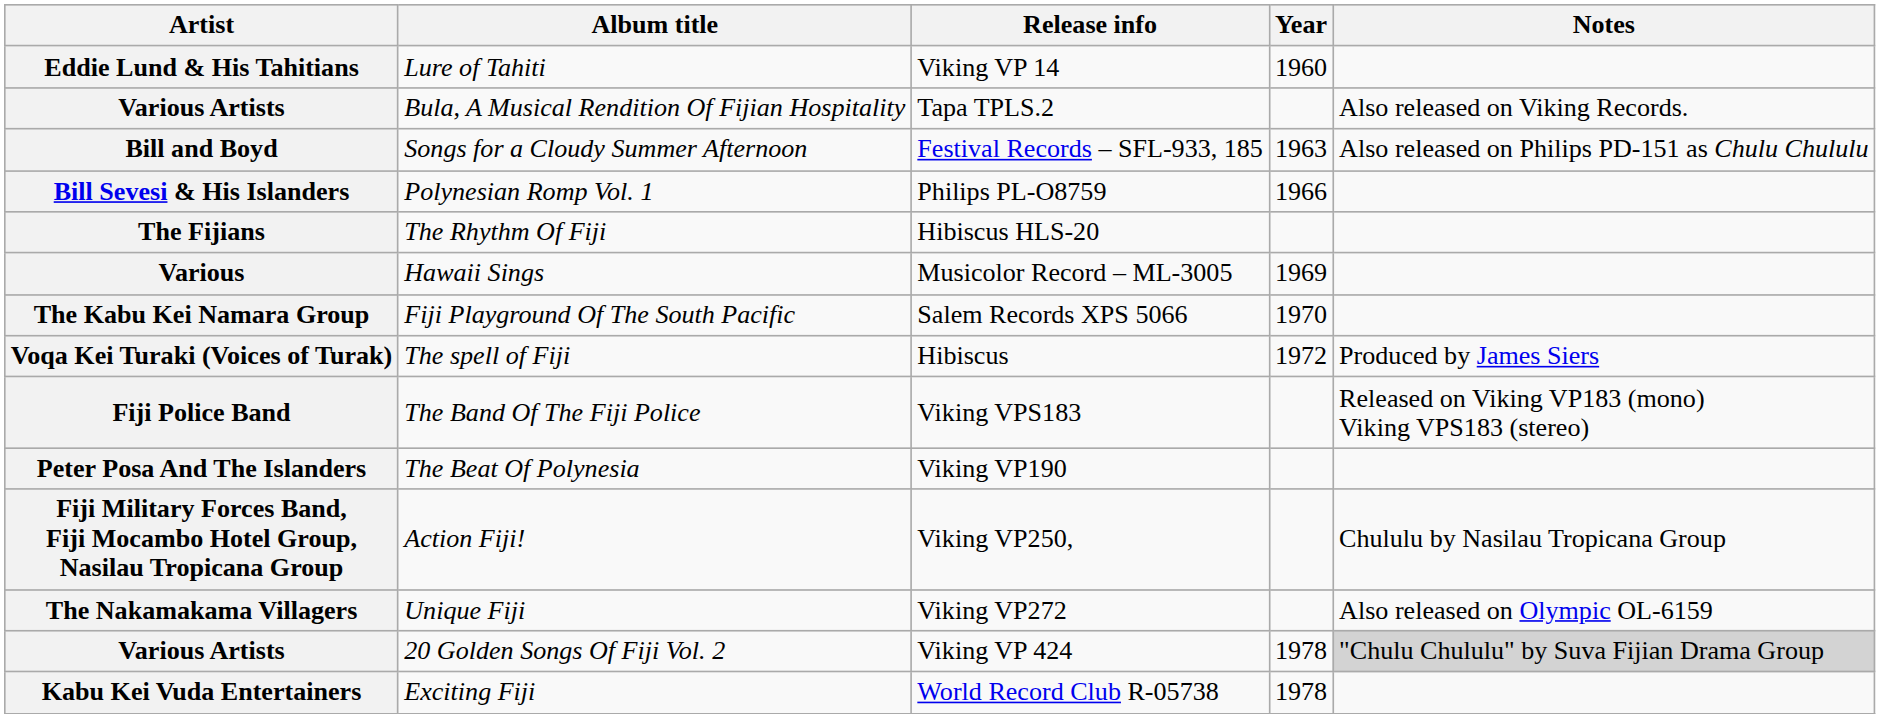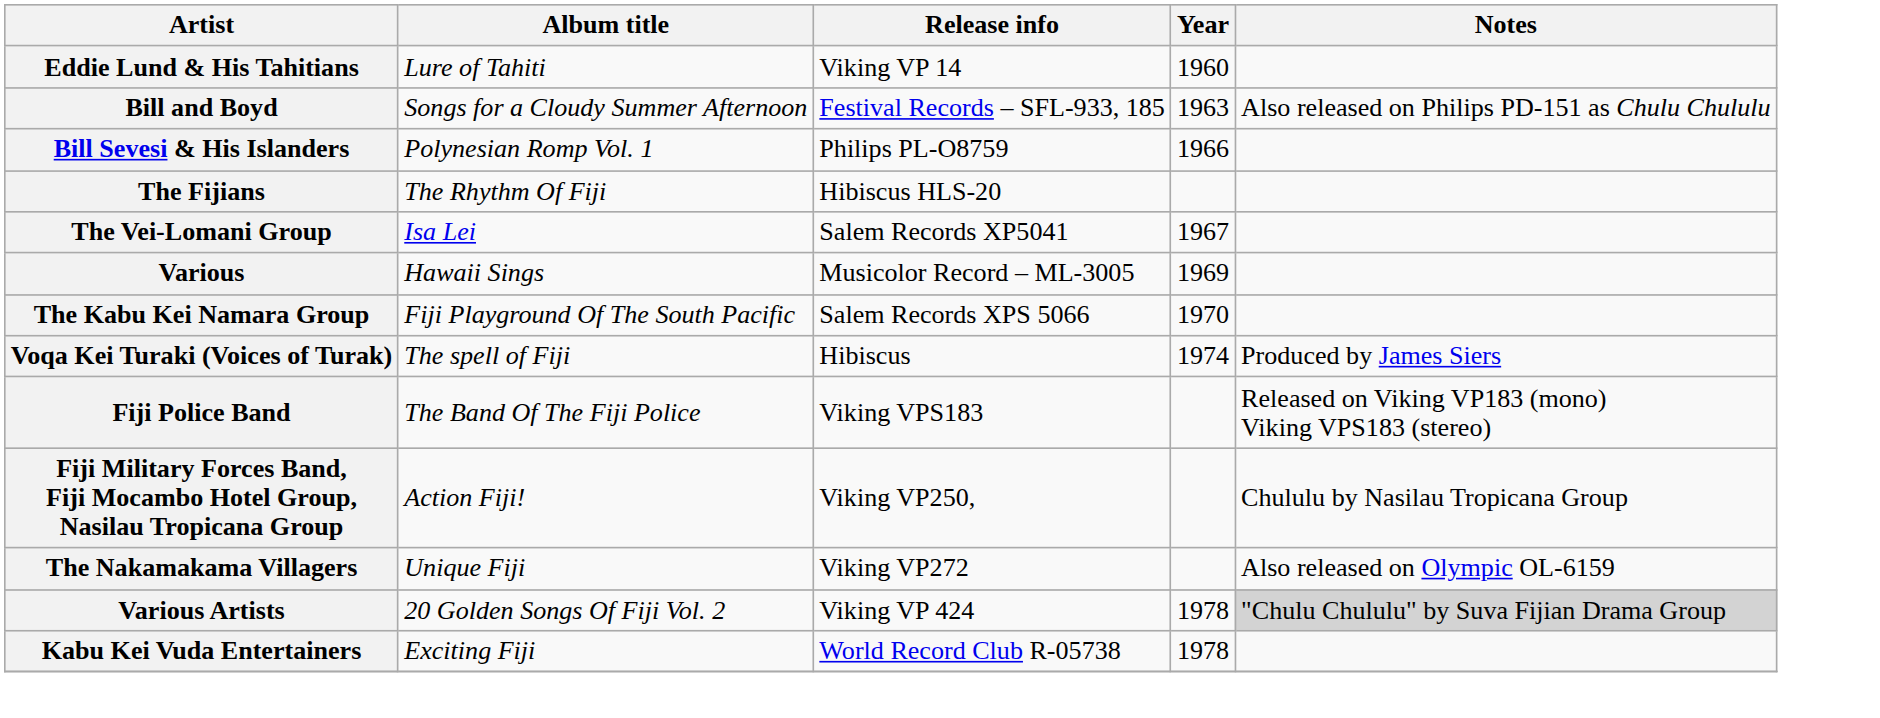- row: (655, 107)
+ row: (440, 231)
(1301, 356) 1972 -> (1203, 356) 1974
- row: (522, 468)
